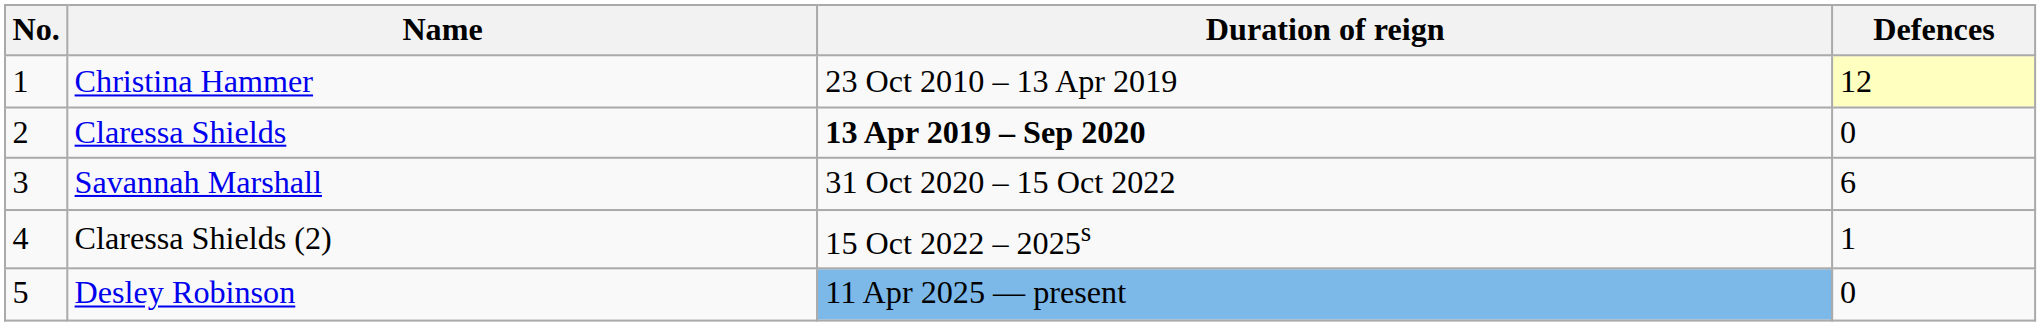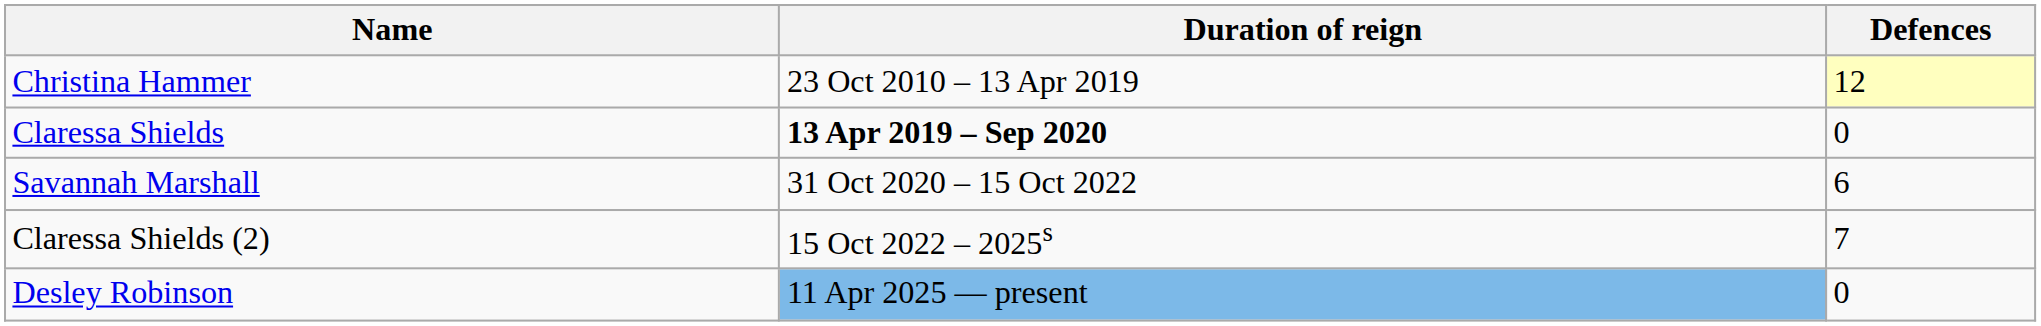- column: (36, 30)
(1848, 238) 1 -> (1842, 238) 7
